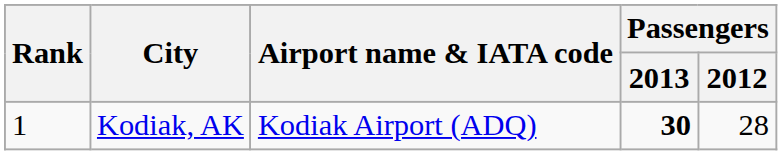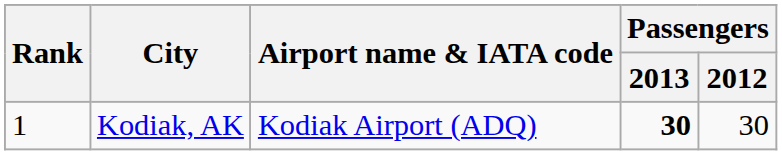(754, 125) 28 -> (754, 125) 30
